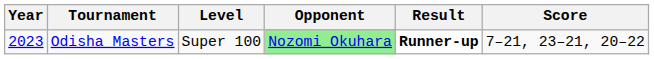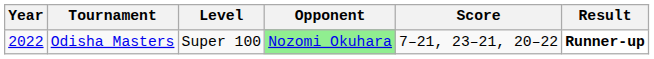columns swapped: (565, 17) <-> (439, 17)
(26, 41) 2023 -> (26, 41) 2022
